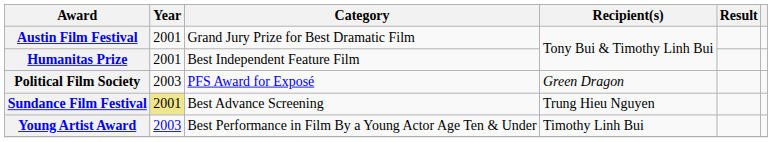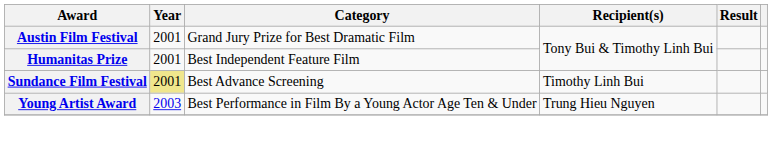- row: (77, 81)
(599, 103) Trung Hieu Nguyen -> (593, 81) Timothy Linh Bui
(593, 125) Timothy Linh Bui -> (599, 103) Trung Hieu Nguyen
